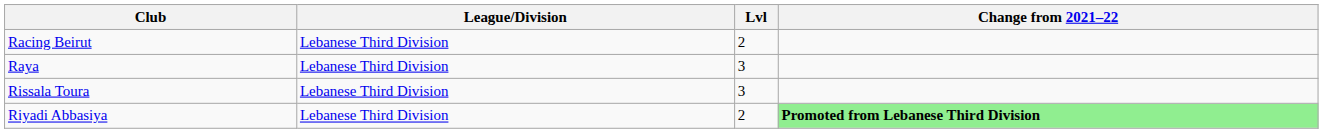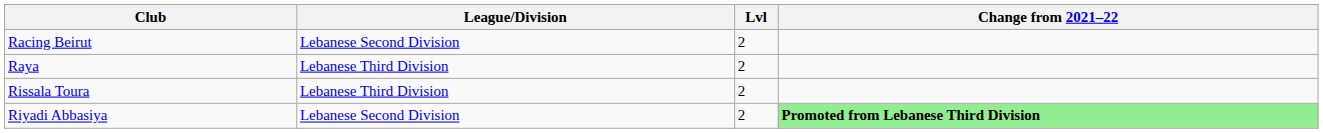(374, 41) Lebanese Third Division -> (380, 41) Lebanese Second Division
(741, 66) 3 -> (741, 66) 2
(741, 91) 3 -> (741, 91) 2
(374, 116) Lebanese Third Division -> (380, 116) Lebanese Second Division
